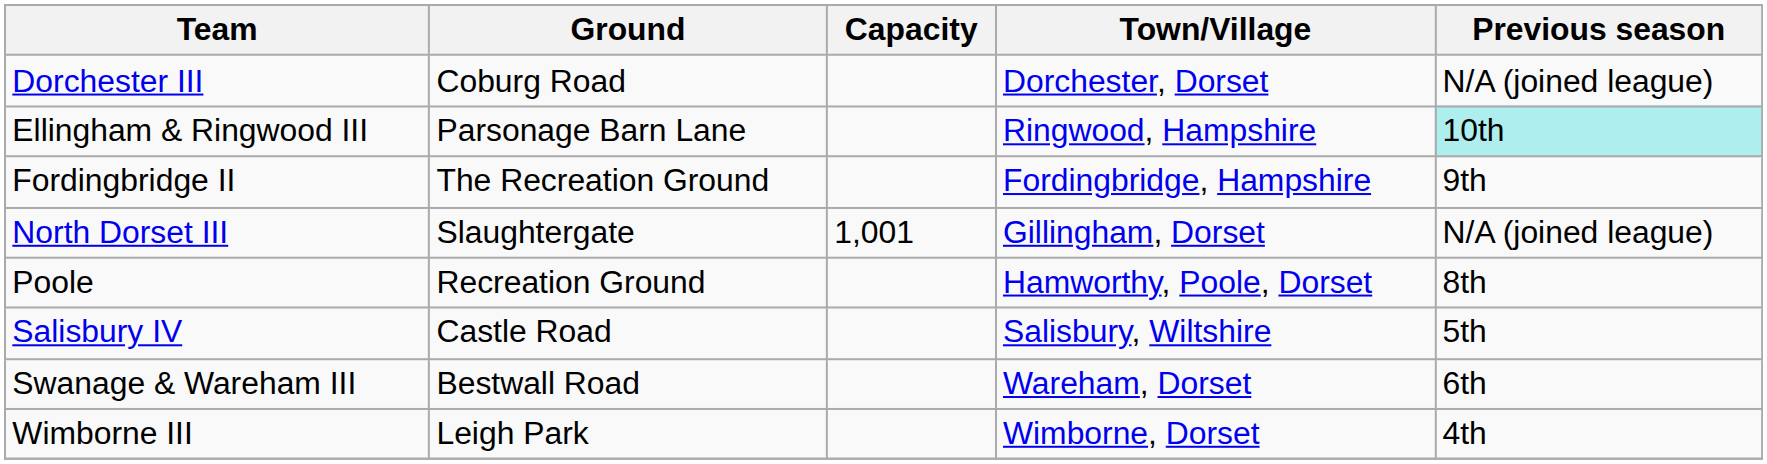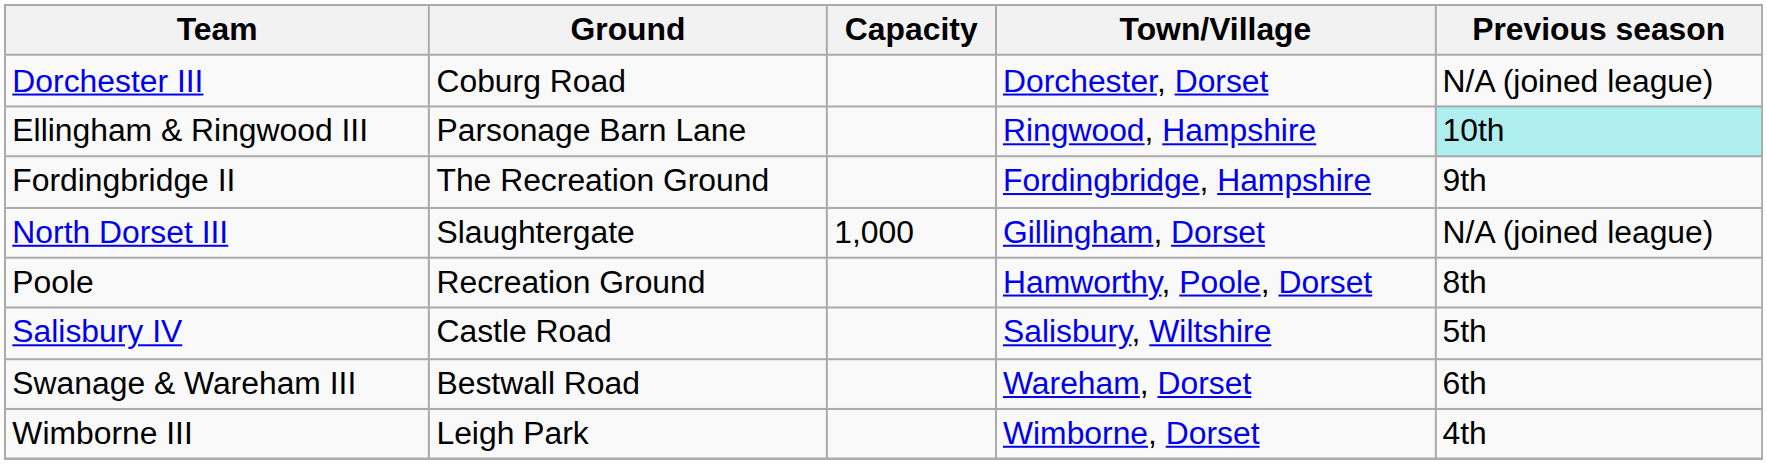(874, 231) 1,001 -> (874, 231) 1,000
